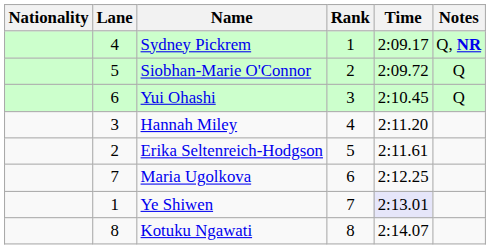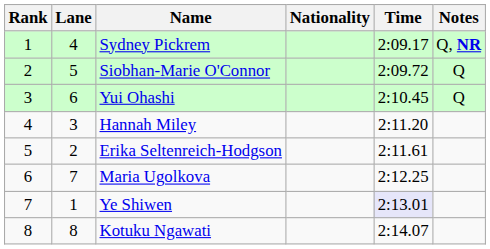columns swapped: (350, 17) <-> (49, 17)
